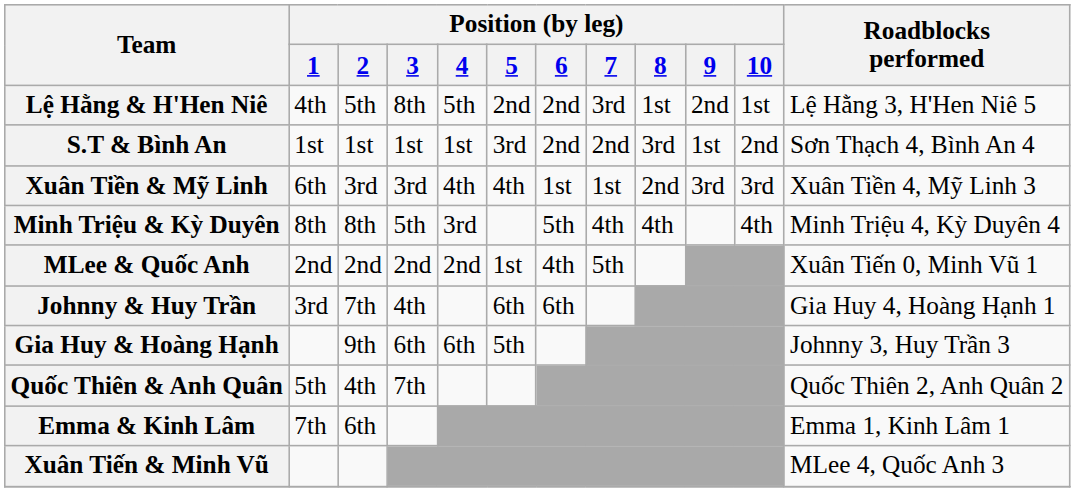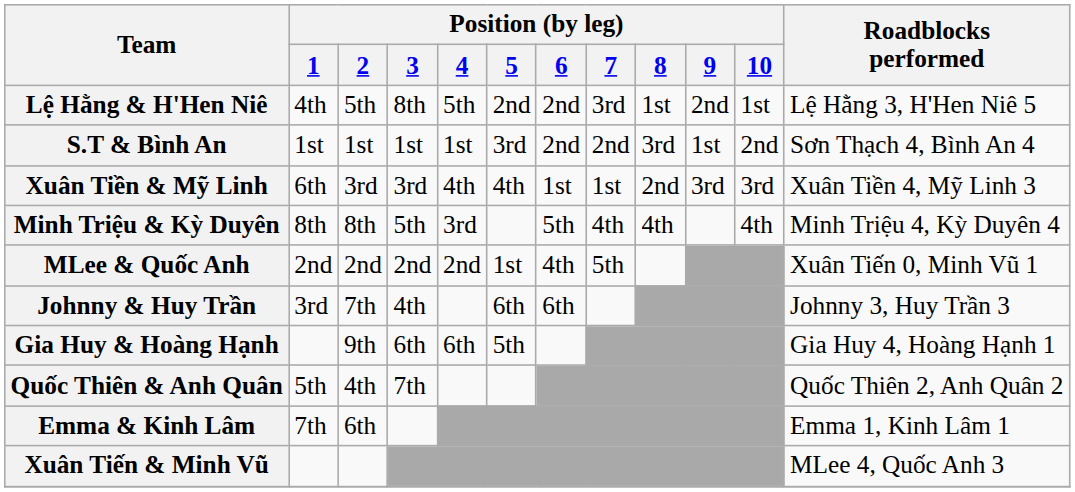(923, 305) Gia Huy 4, Hoàng Hạnh 1 -> (900, 305) Johnny 3, Huy Trần 3
(900, 345) Johnny 3, Huy Trần 3 -> (923, 345) Gia Huy 4, Hoàng Hạnh 1
